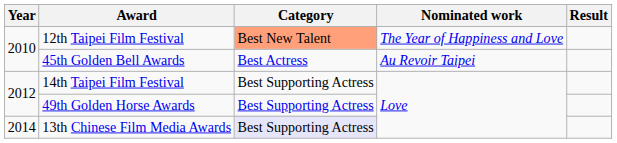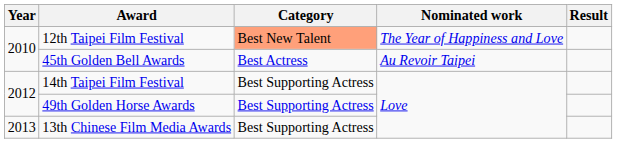(22, 127) 2014 -> (22, 127) 2013
(306, 127) lavender background -> (306, 127) no background
